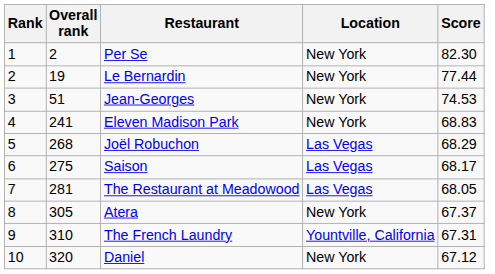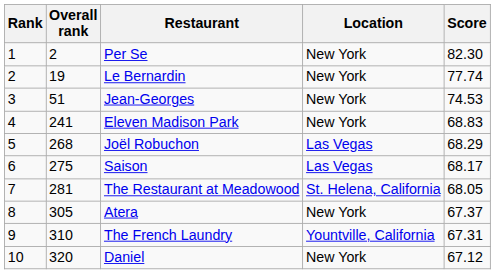(459, 76) 77.44 -> (465, 76) 77.74
(339, 189) Las Vegas -> (373, 189) St. Helena, California
